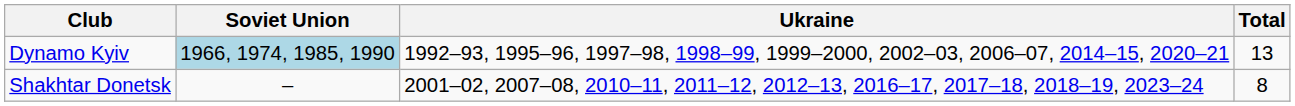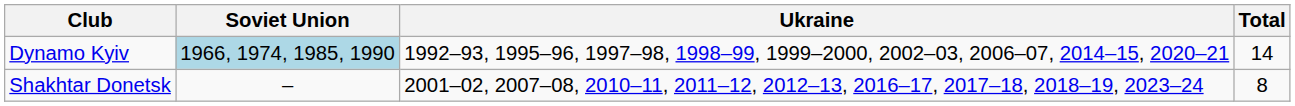(1262, 52) 13 -> (1262, 52) 14
